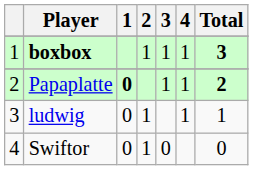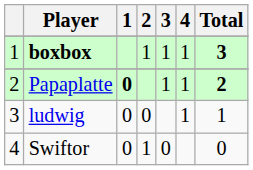(146, 116) 1 -> (146, 116) 0
